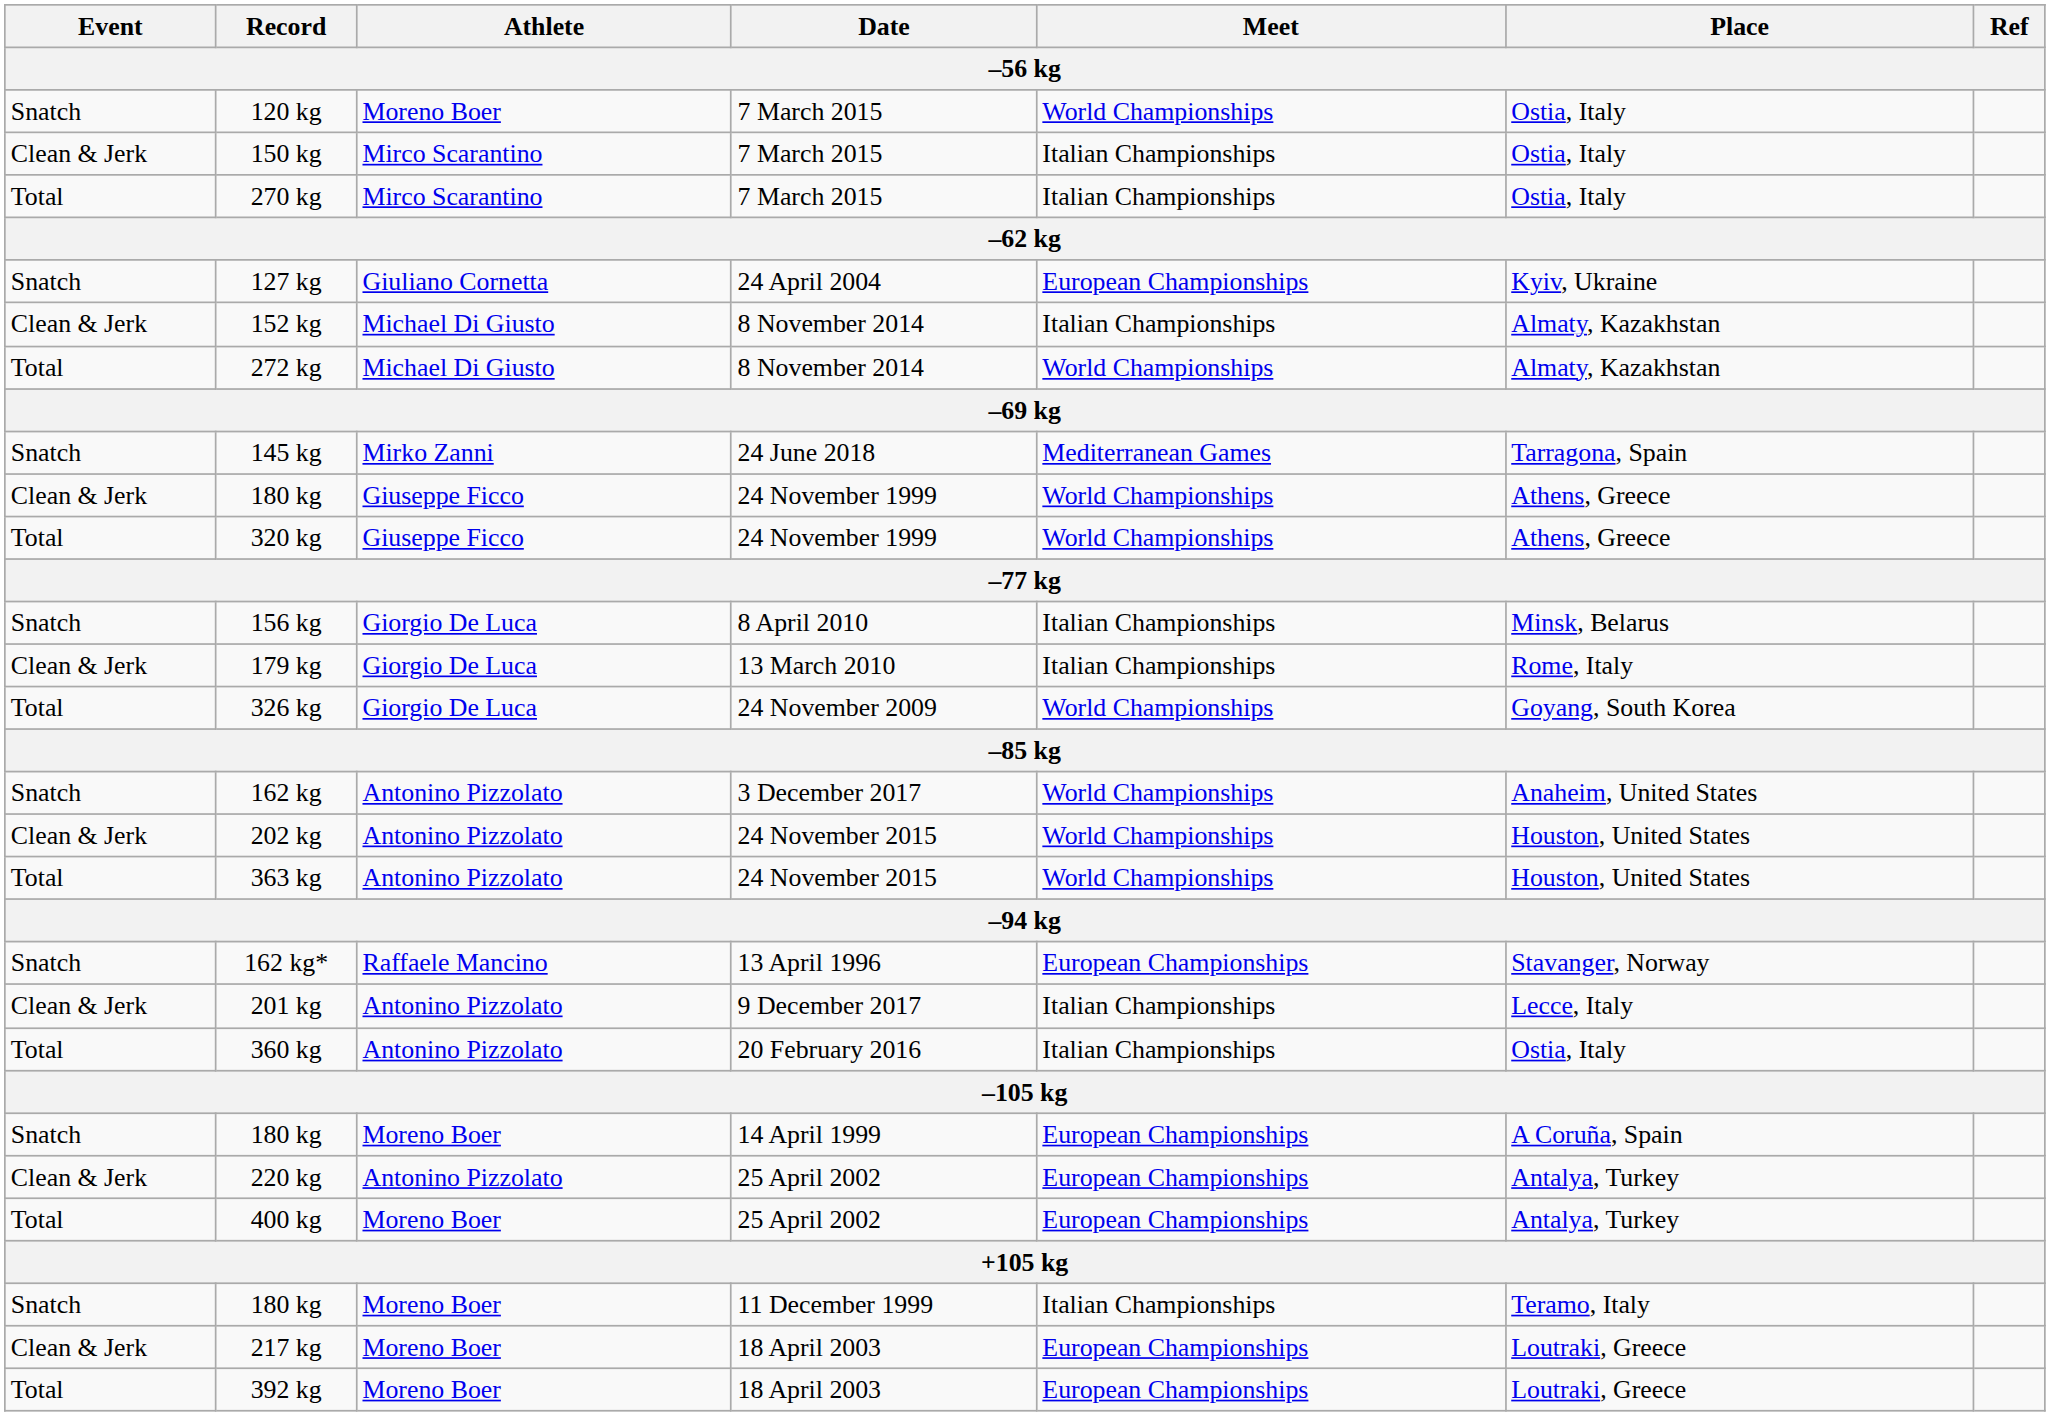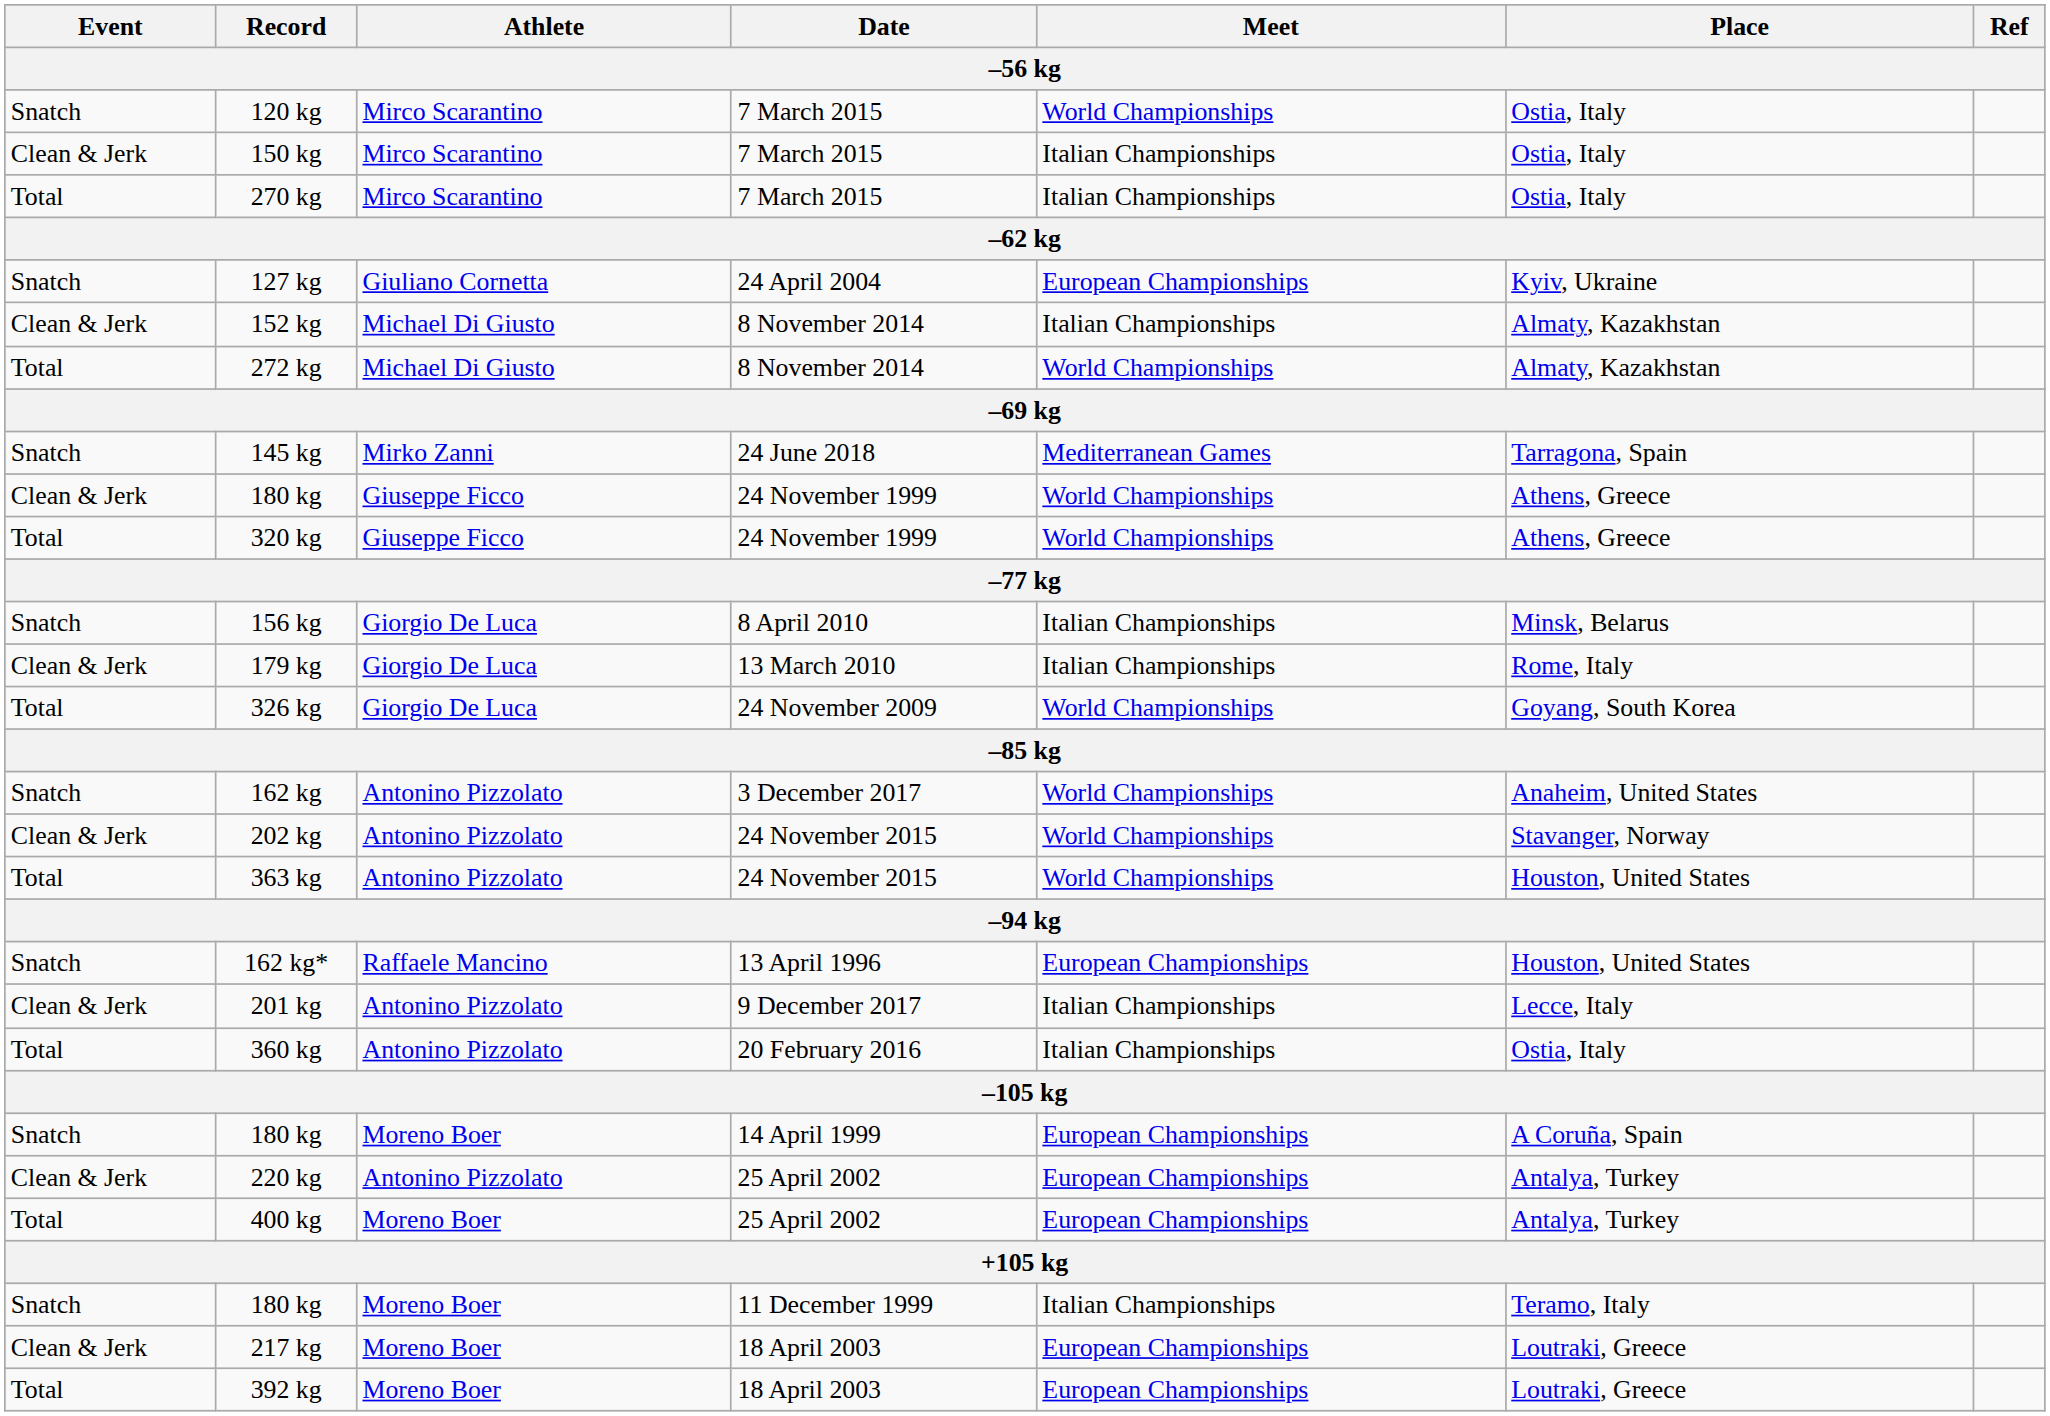(432, 111) Moreno Boer -> (452, 111) Mirco Scarantino
(1631, 835) Houston, United States -> (1610, 835) Stavanger, Norway
(1610, 963) Stavanger, Norway -> (1631, 963) Houston, United States
